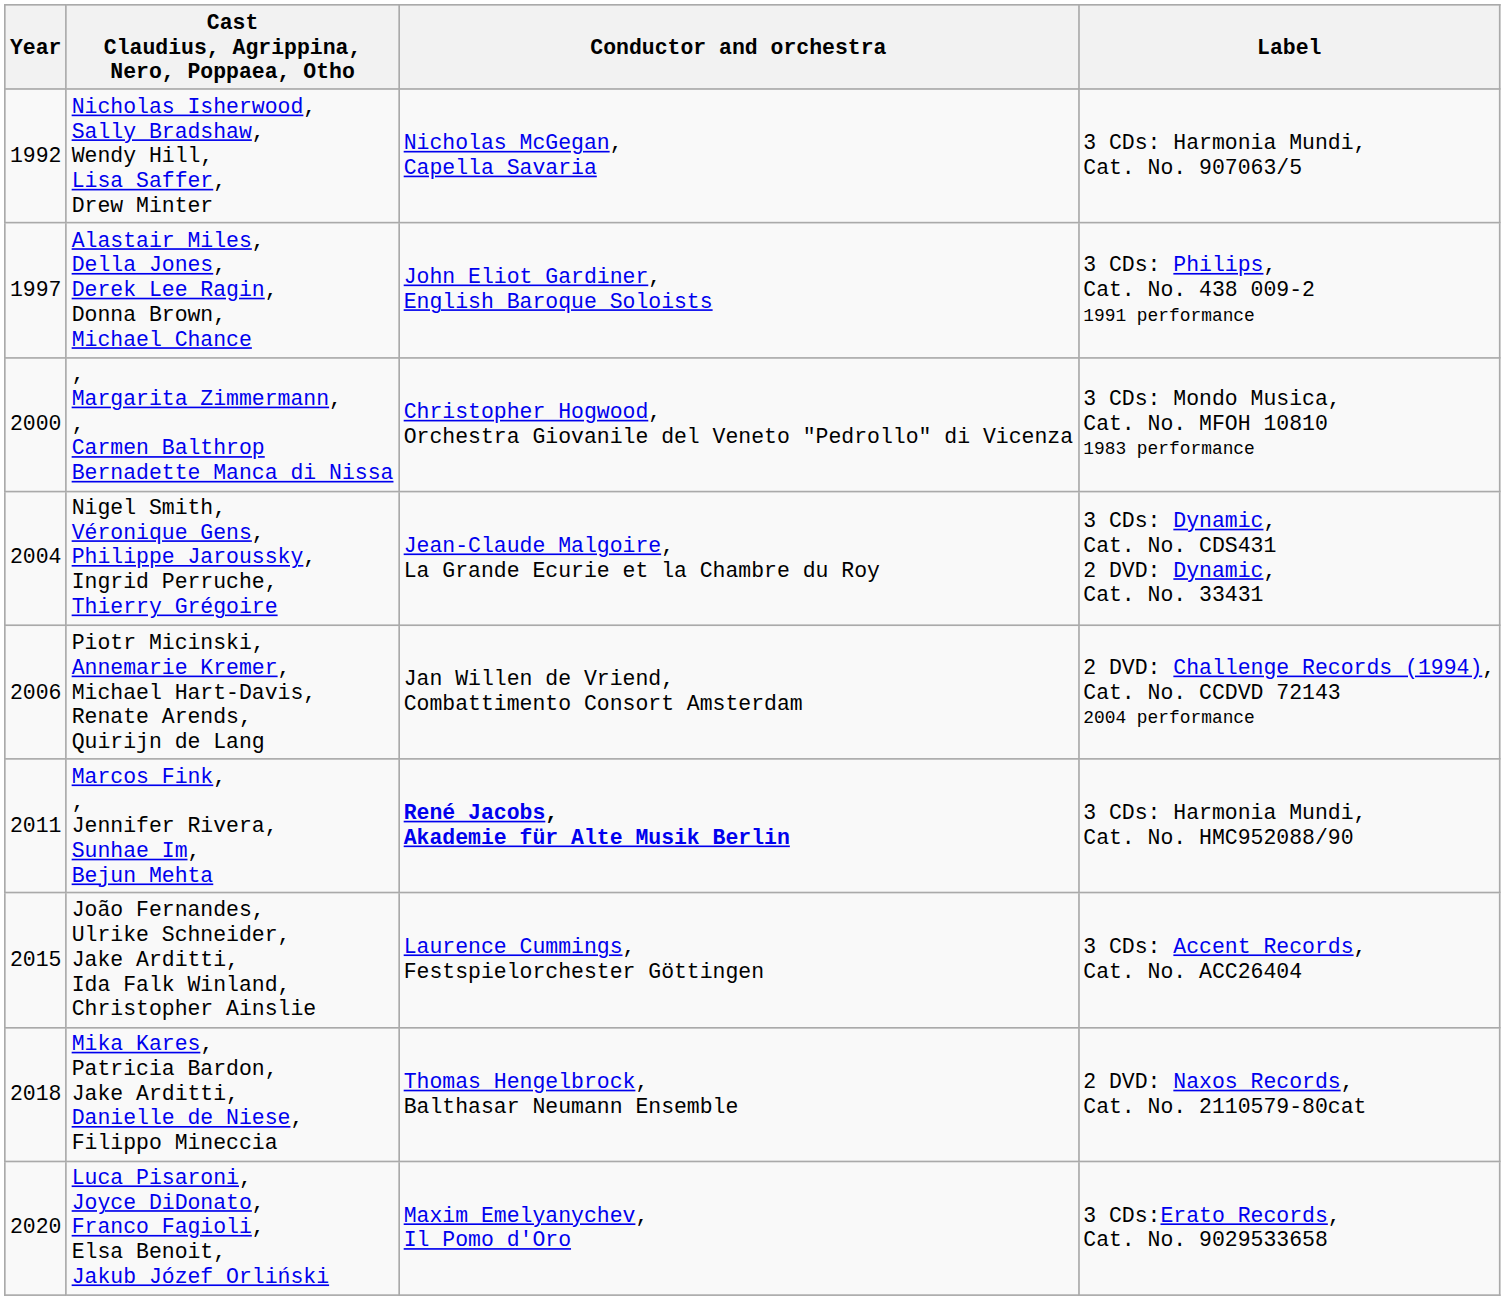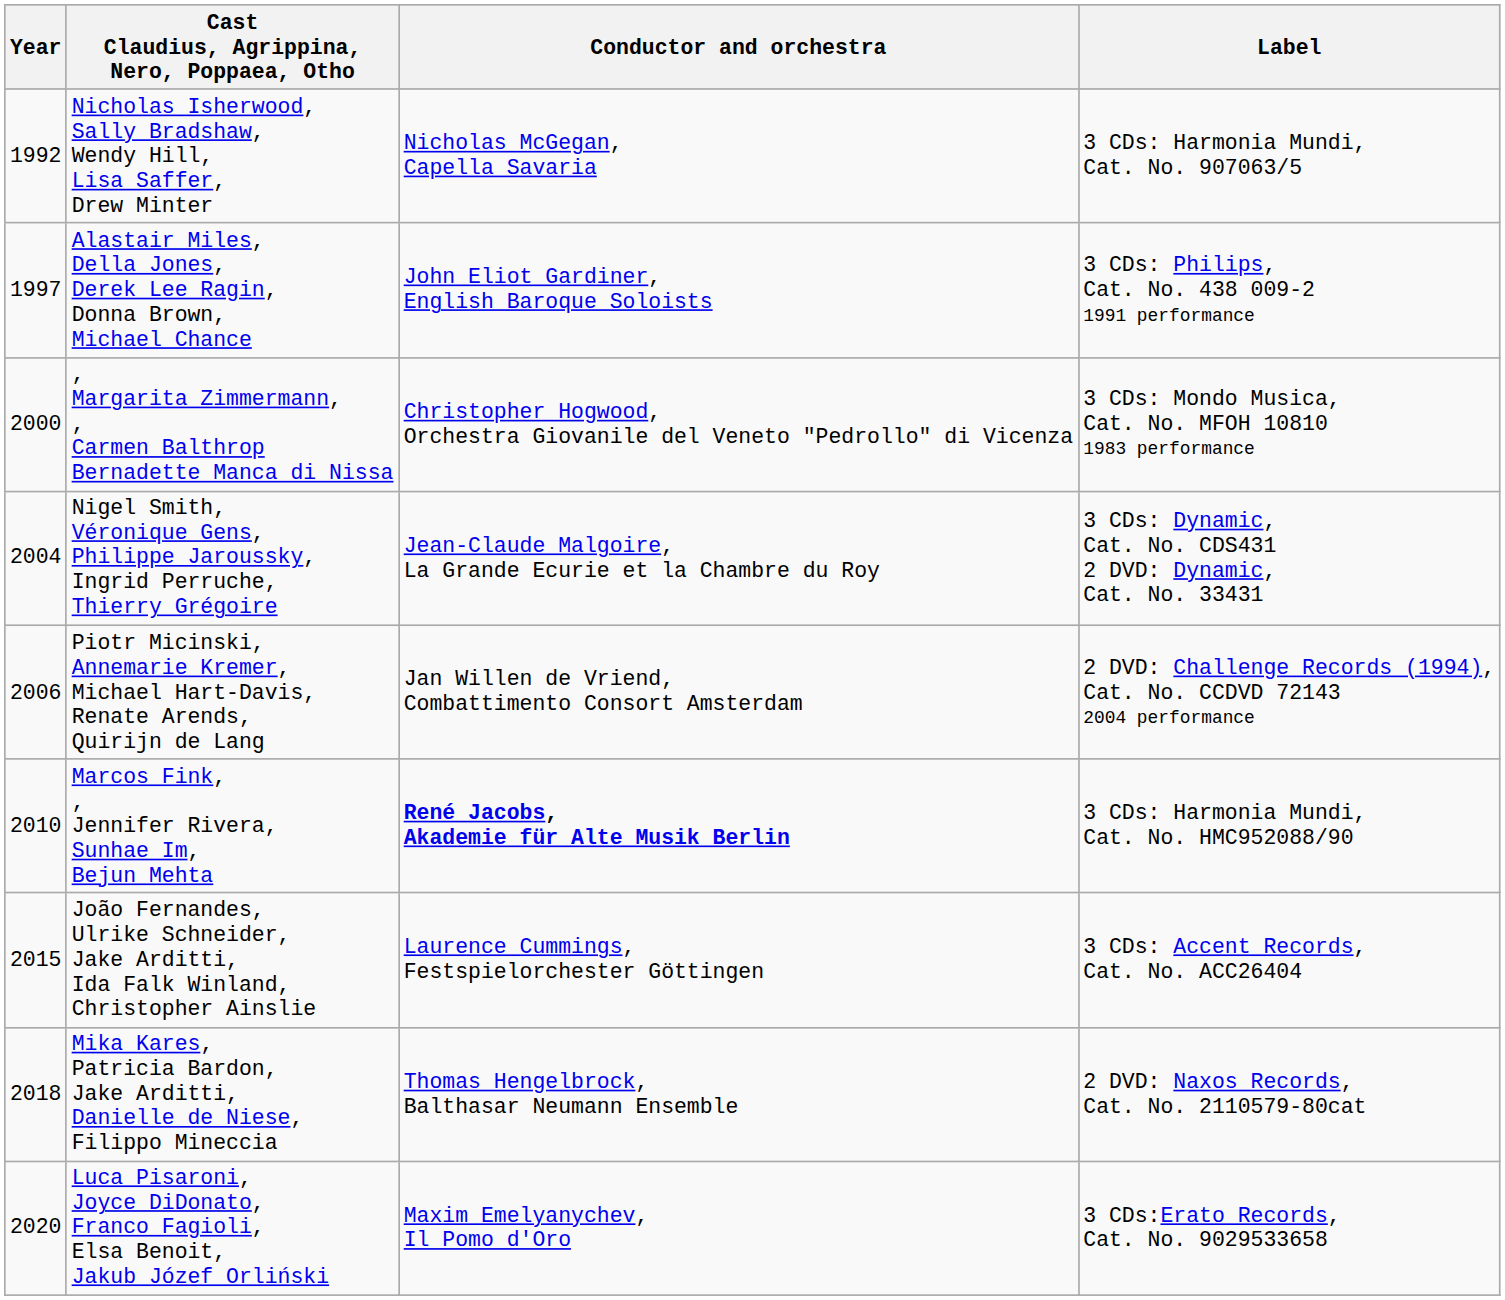(36, 826) 2011 -> (36, 826) 2010
